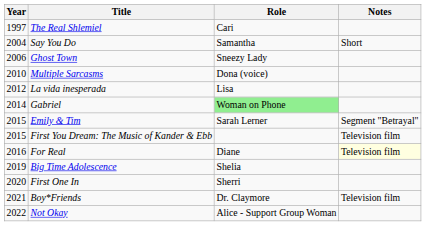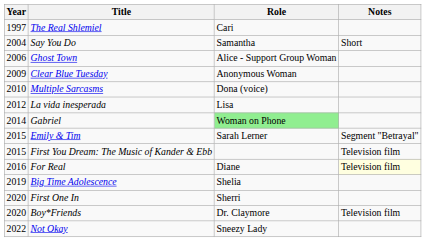(242, 58) Sneezy Lady -> (277, 58) Alice - Support Group Woman
+ row: (69, 74)
(16, 197) 2021 -> (16, 213) 2020
(277, 213) Alice - Support Group Woman -> (242, 228) Sneezy Lady
